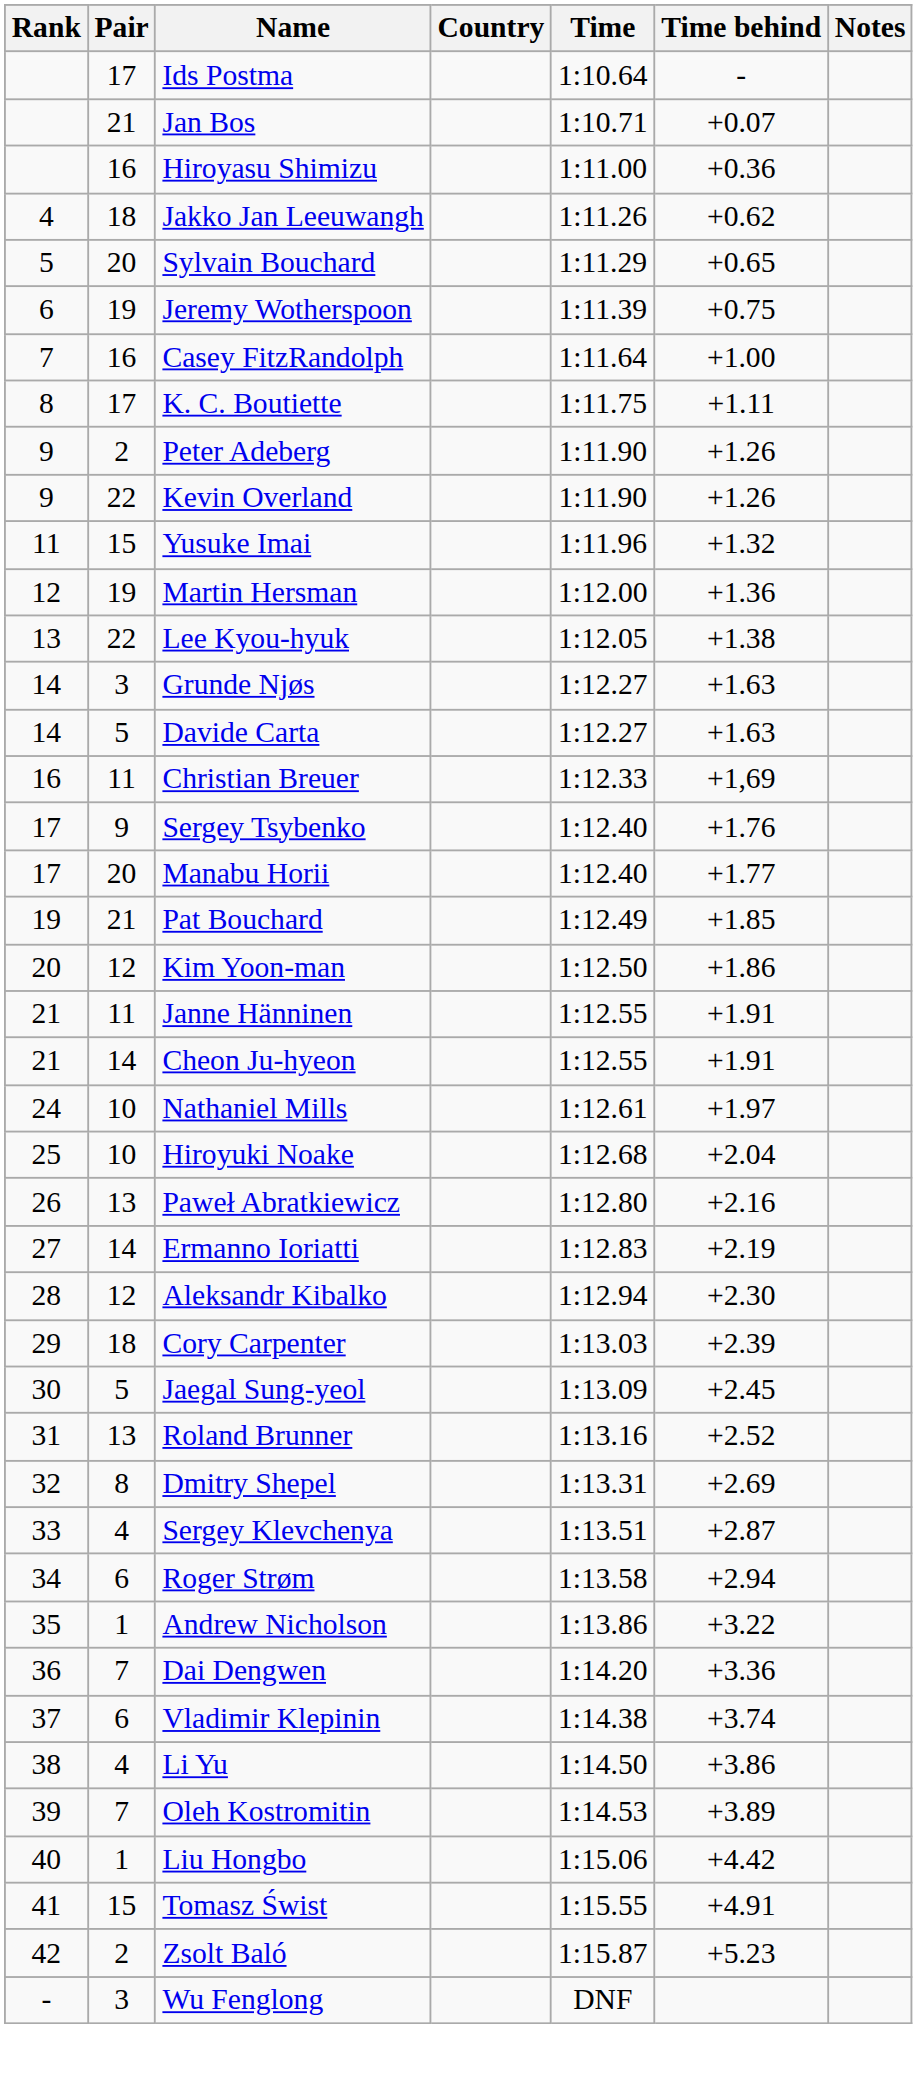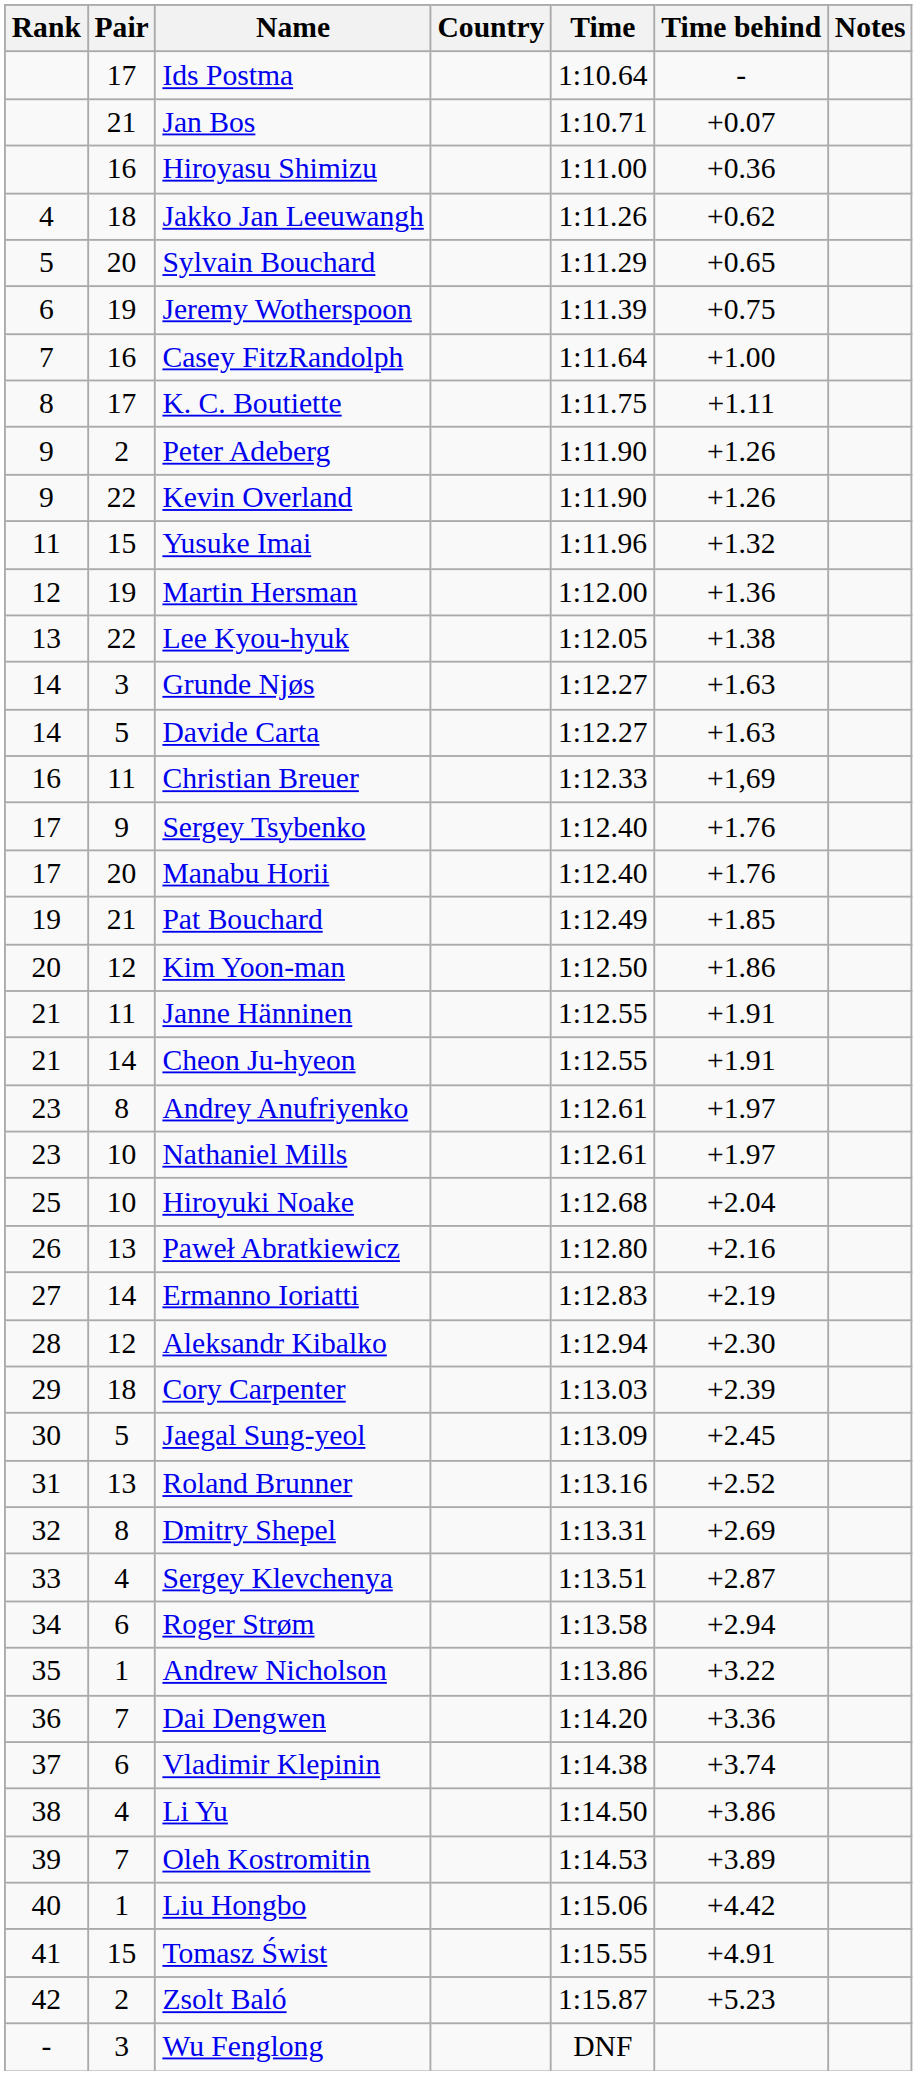(741, 872) +1.77 -> (741, 872) +1.76
+ row: (285, 1107)
(46, 1107) 24 -> (46, 1154) 23
